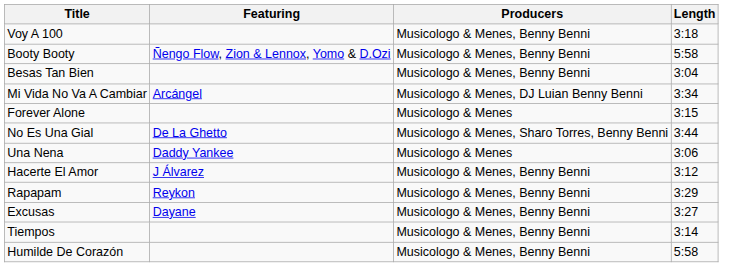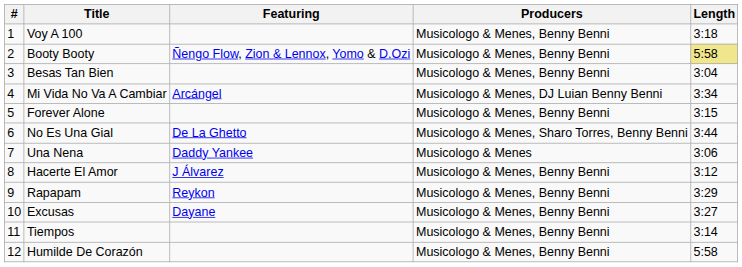+ column: (14, 14)
(686, 53) no background -> (706, 53) khaki background
(454, 113) Musicologo & Menes -> (513, 113) Musicologo & Menes, Benny Benni
